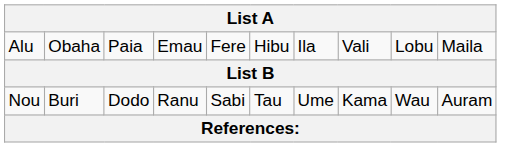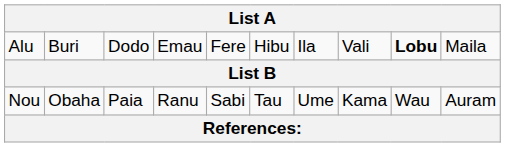(74, 45) Obaha -> (64, 45) Buri
(125, 45) Paia -> (129, 45) Dodo
(414, 45) normal -> (416, 45) bold
(64, 100) Buri -> (74, 100) Obaha
(129, 100) Dodo -> (125, 100) Paia
